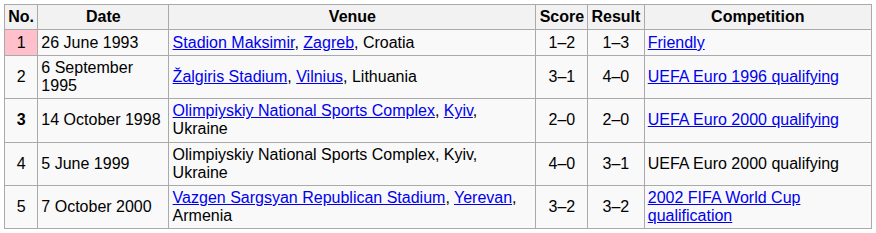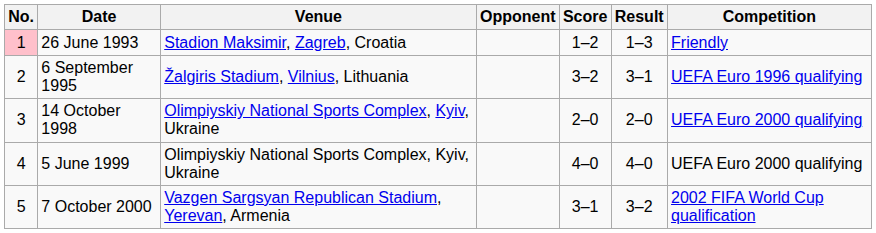+ column: (518, 17)
(562, 76) 3–1 -> (585, 76) 3–2
(616, 76) 4–0 -> (639, 76) 3–1
(21, 120) bold -> (21, 120) normal
(616, 163) 3–1 -> (639, 163) 4–0
(562, 207) 3–2 -> (585, 207) 3–1
